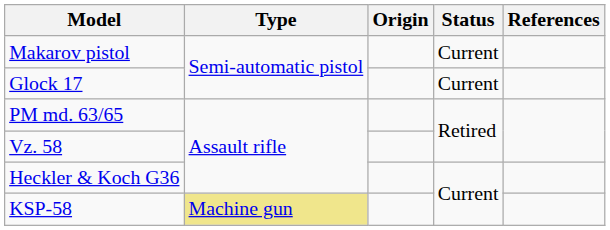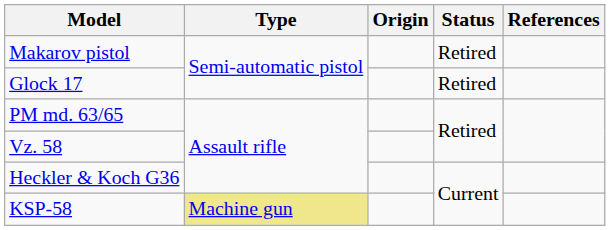(468, 51) Current -> (467, 51) Retired
(468, 83) Current -> (467, 83) Retired
